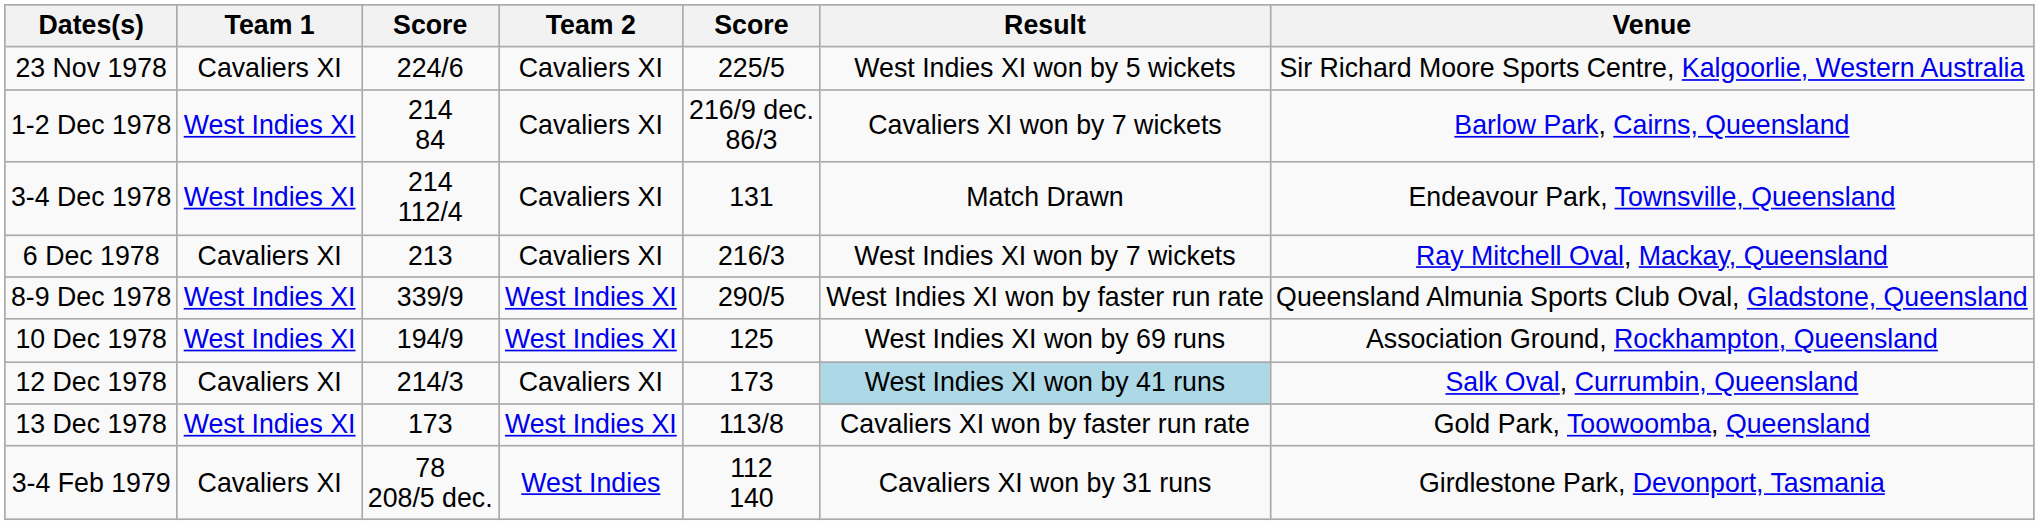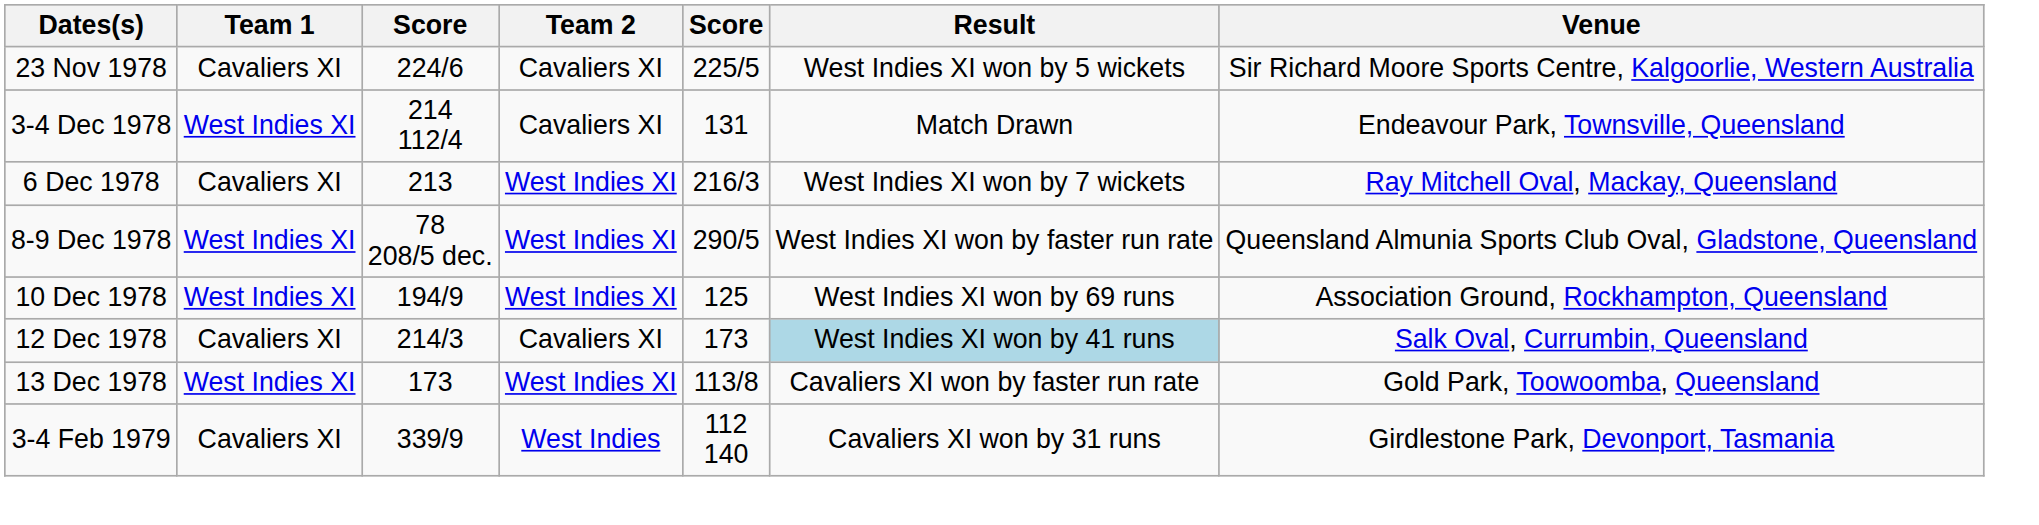- row: (91, 125)
(591, 255) Cavaliers XI -> (591, 182) West Indies XI
(430, 297) 339/9 -> (430, 240) 78 208/5 dec.
(430, 482) 78 208/5 dec. -> (430, 439) 339/9
